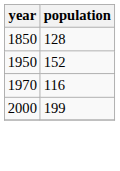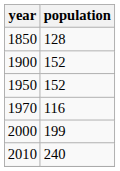+ row: (22, 62)
+ row: (22, 154)
